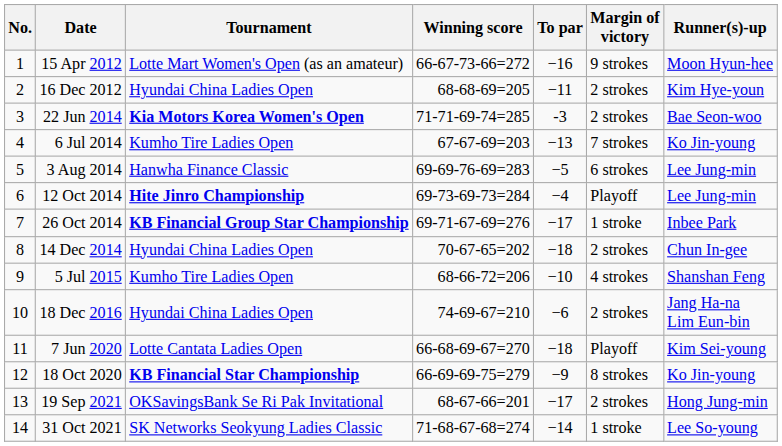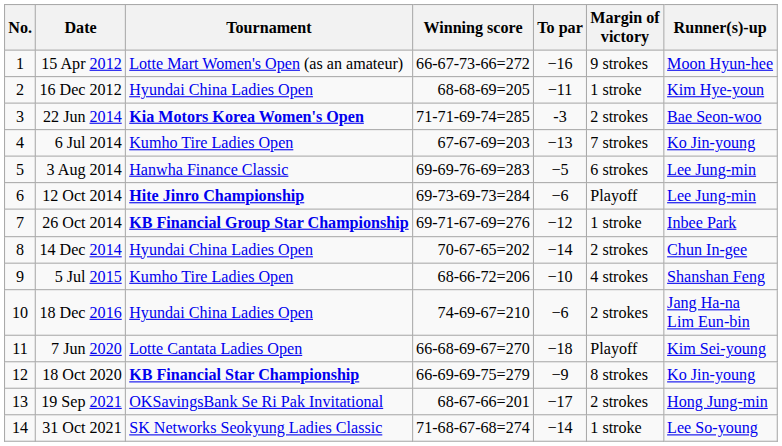(619, 90) 2 strokes -> (616, 90) 1 stroke
(560, 196) −4 -> (560, 196) −6
(560, 223) −17 -> (560, 223) −12
(560, 249) −18 -> (560, 249) −14
